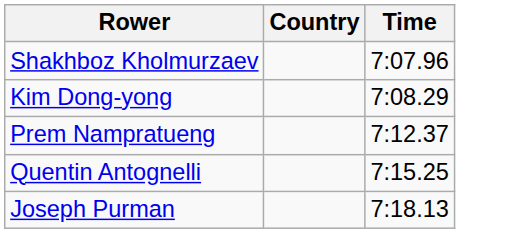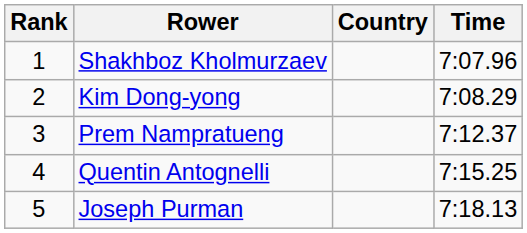+ column: (39, 23)
